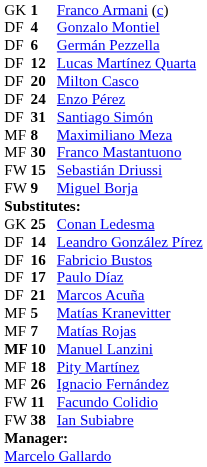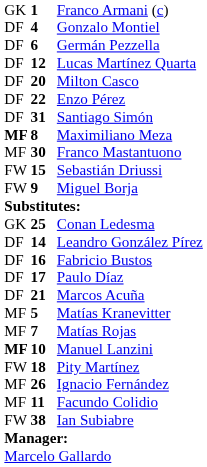(38, 99) 24 -> (38, 99) 22
(15, 134) normal -> (16, 134) bold
(15, 366) MF -> (16, 366) FW
(16, 402) FW -> (15, 402) MF
